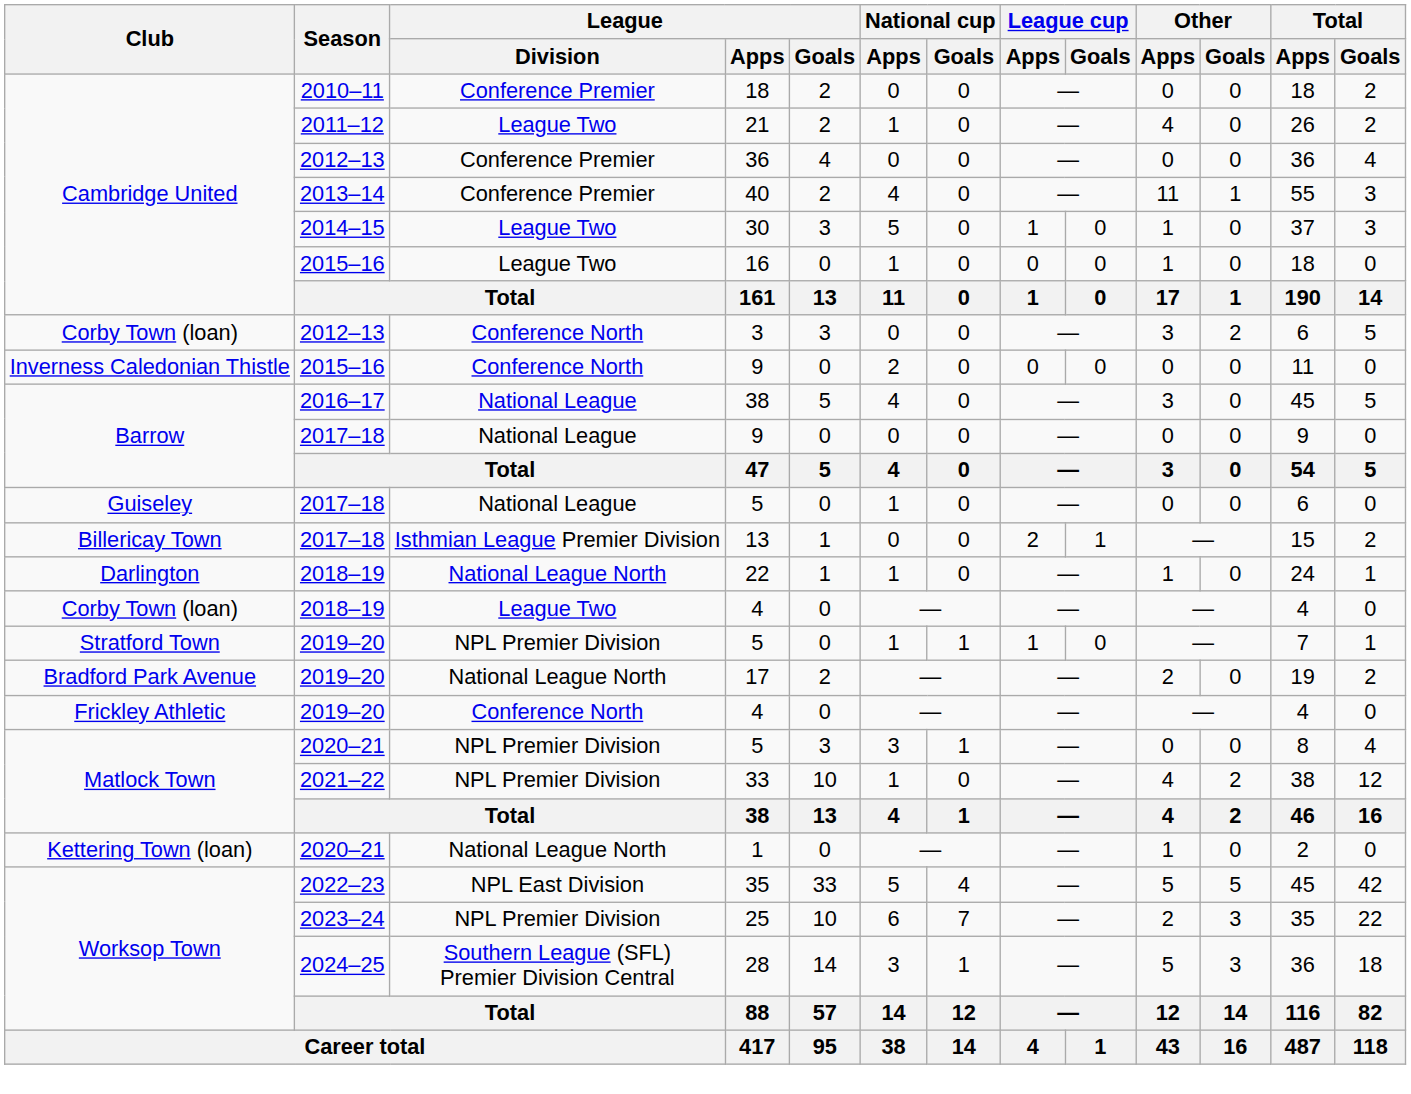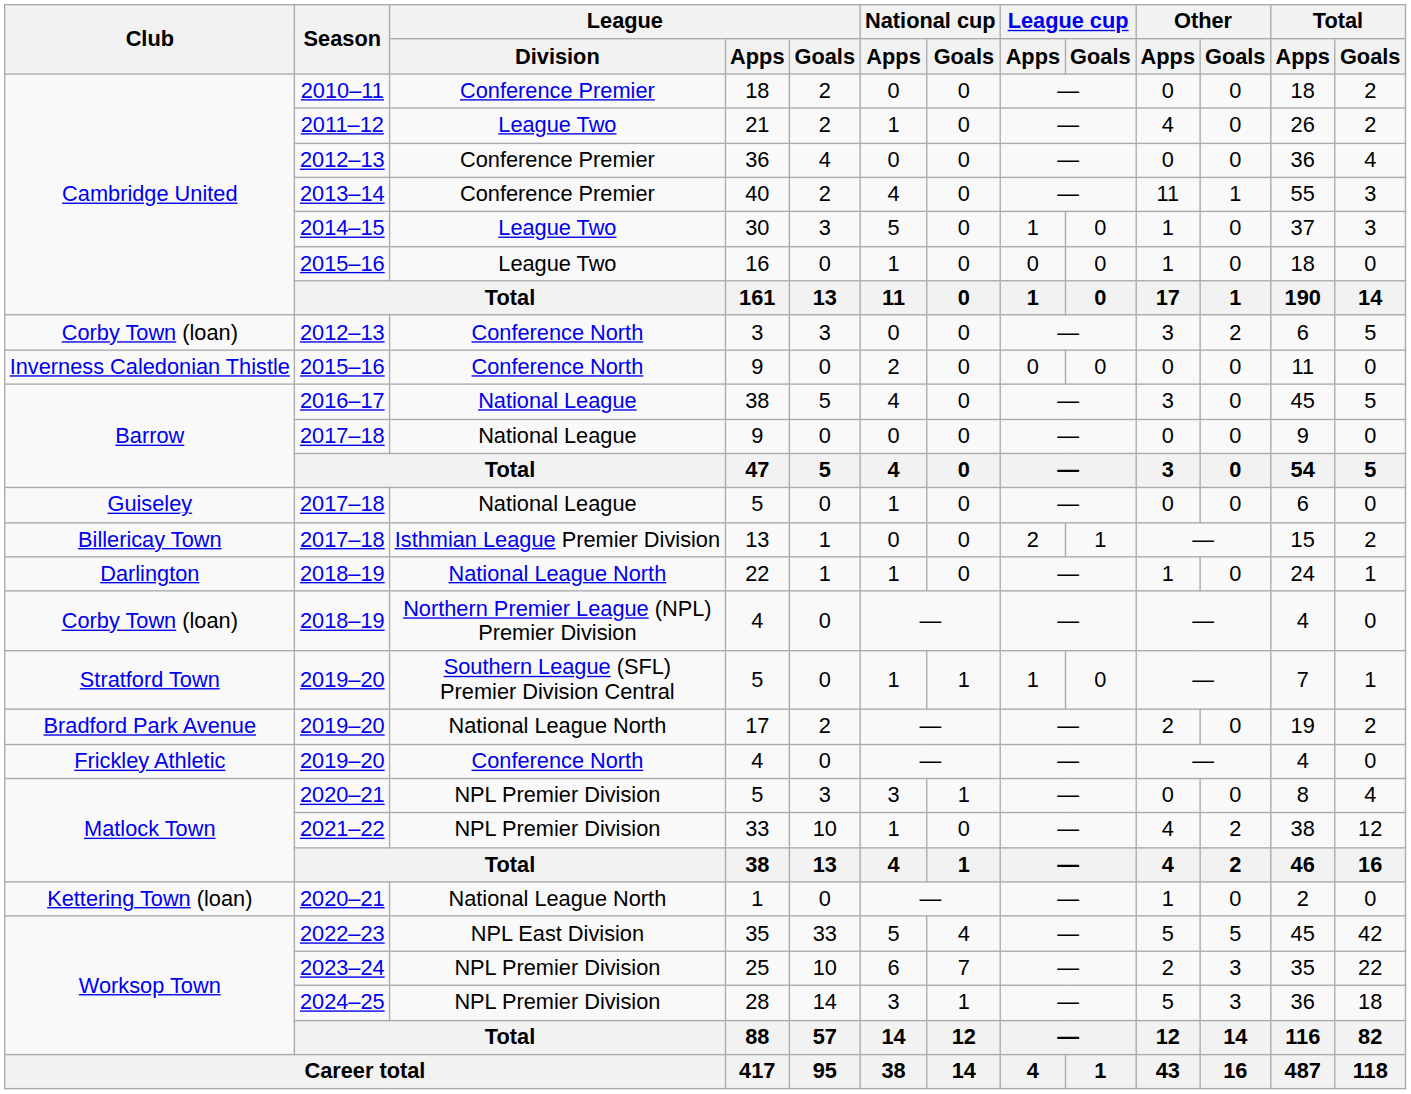(557, 608) League Two -> (557, 620) Northern Premier League (NPL) Premier Division
(557, 642) NPL Premier Division -> (557, 679) Southern League (SFL) Premier Division Central
(557, 965) Southern League (SFL) Premier Division Central -> (557, 1002) NPL Premier Division
